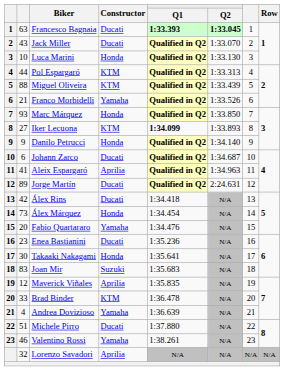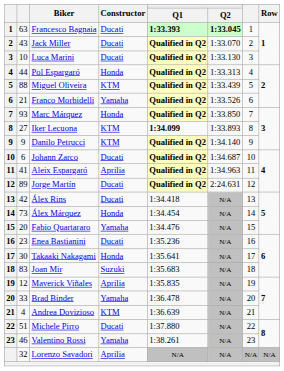(112, 57) Honda -> (112, 57) Ducati
(110, 71) KTM -> (112, 71) Honda
(112, 142) Honda -> (110, 142) KTM
(110, 297) KTM -> (114, 297) Yamaha
(114, 312) Yamaha -> (110, 312) KTM
